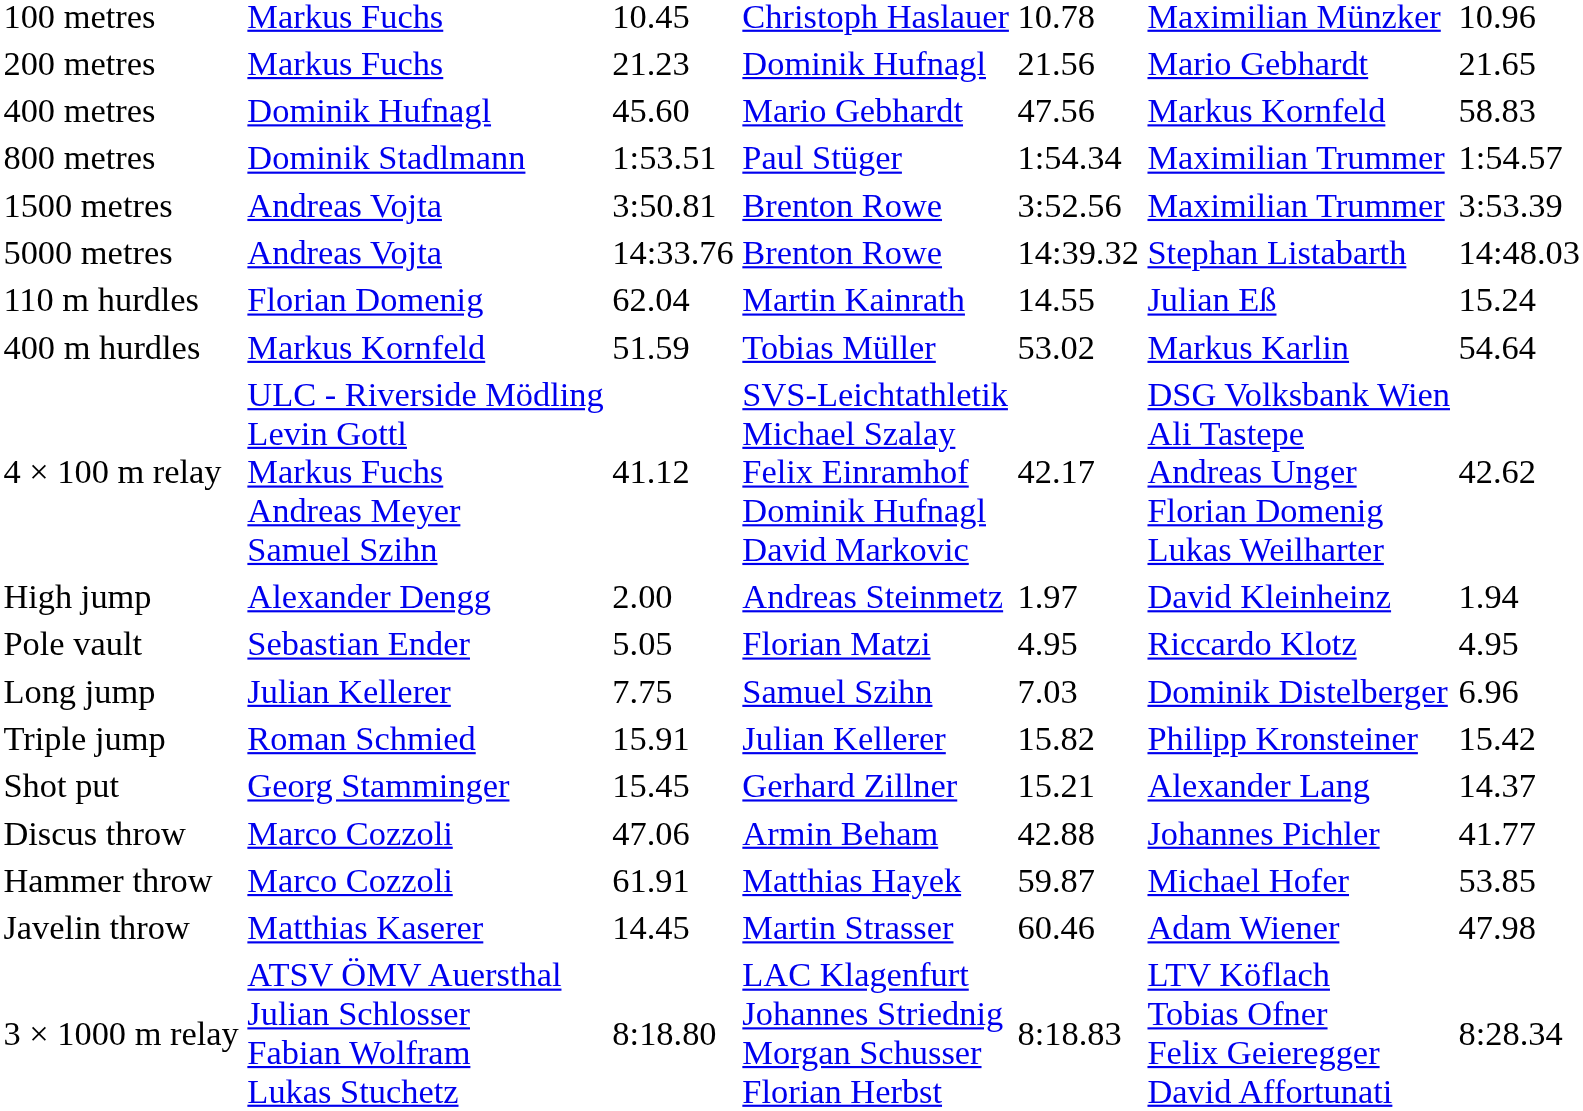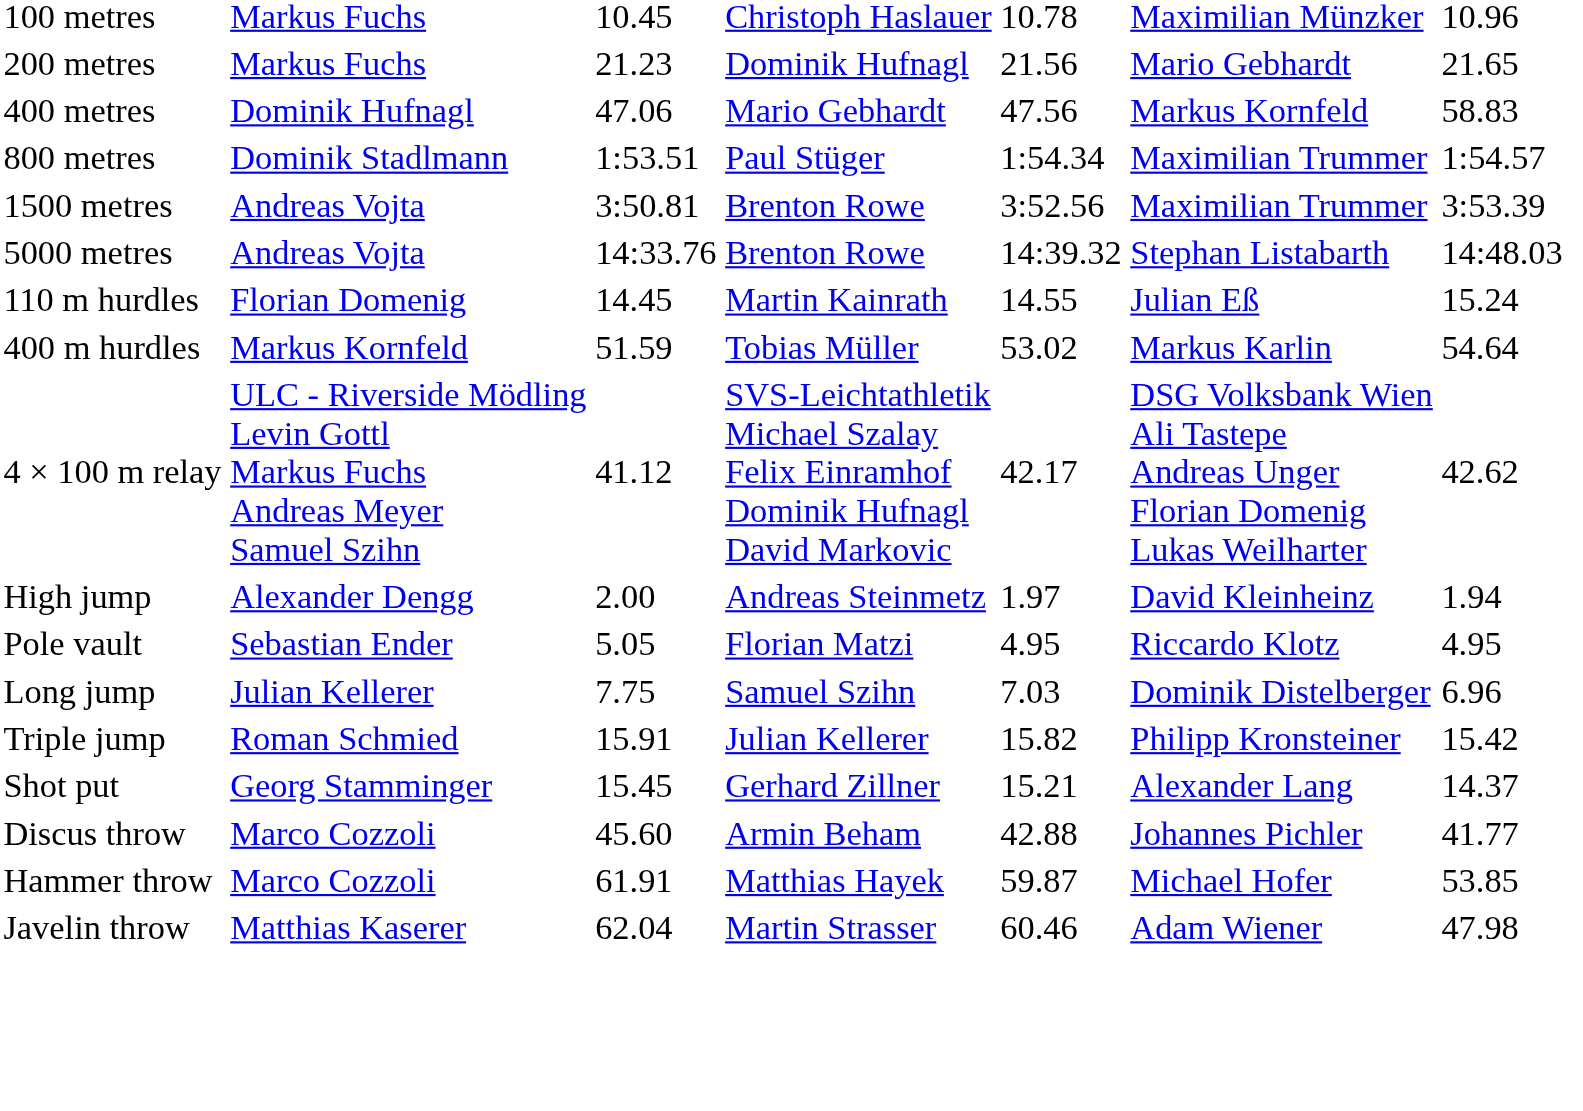(651, 110) 45.60 -> (634, 110) 47.06
(651, 300) 62.04 -> (634, 300) 14.45
(651, 833) 47.06 -> (634, 833) 45.60
(651, 927) 14.45 -> (634, 927) 62.04
- row: (121, 1033)
